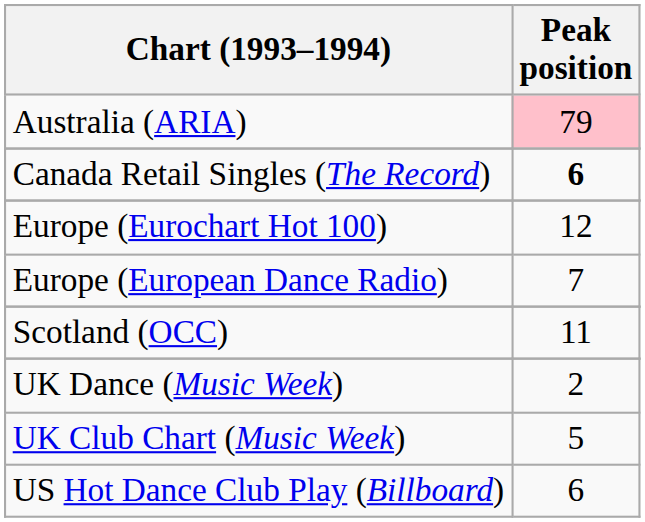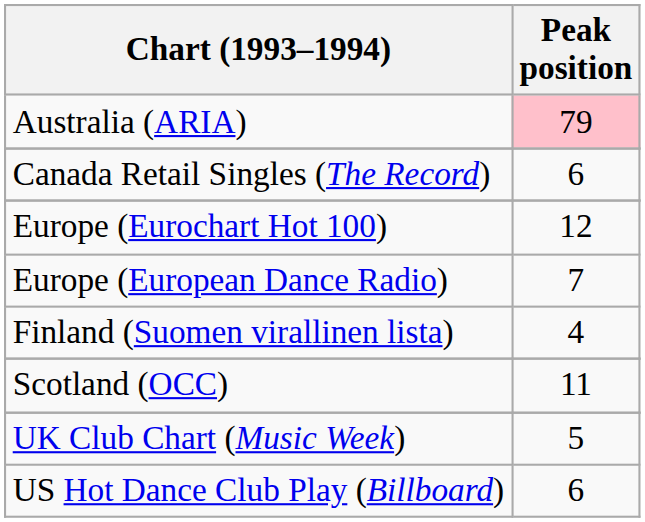(576, 173) bold -> (576, 173) normal
+ row: (233, 332)
- row: (178, 385)
